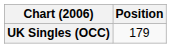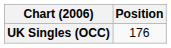(139, 33) 179 -> (139, 33) 176
